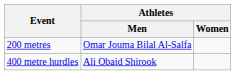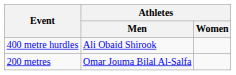rows swapped: (29, 45) <-> (43, 62)
